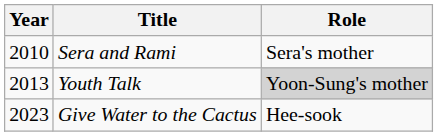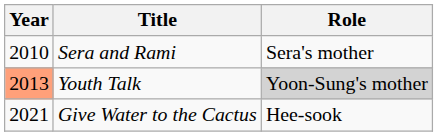(29, 83) no background -> (29, 83) lightsalmon background
(29, 114) 2023 -> (29, 114) 2021
